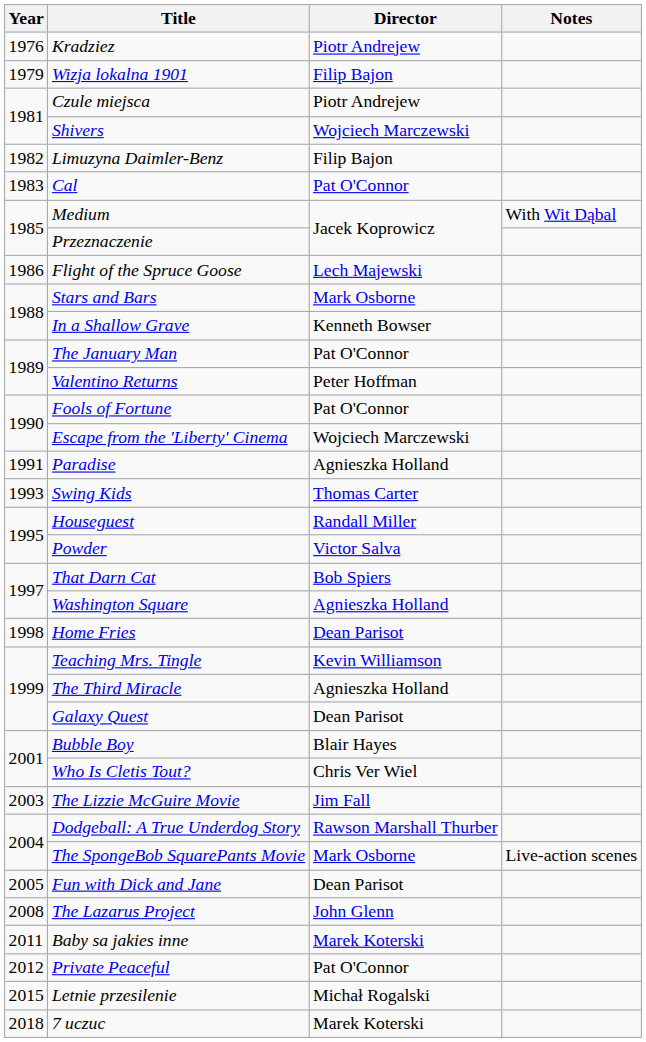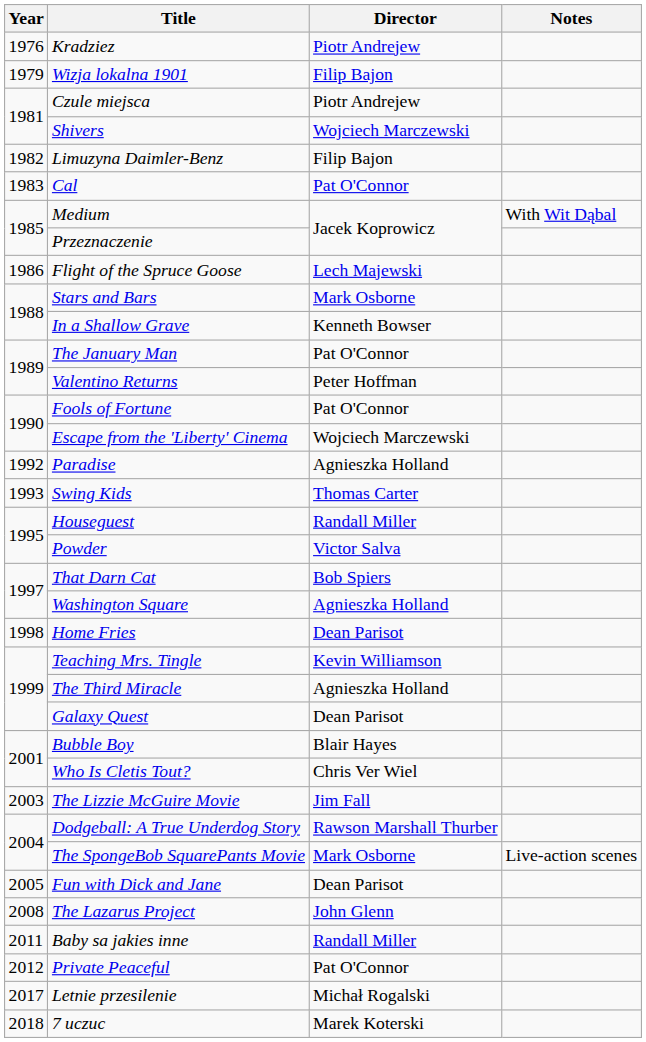(26, 465) 1991 -> (26, 465) 1992
(369, 939) Marek Koterski -> (365, 939) Randall Miller
(26, 995) 2015 -> (26, 995) 2017
